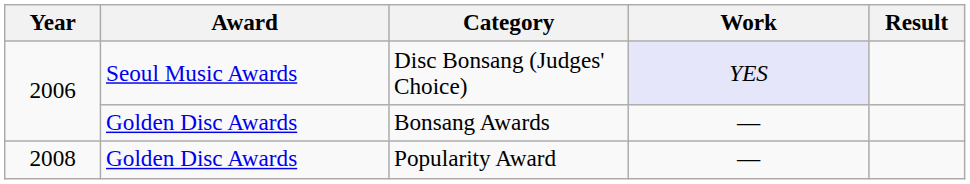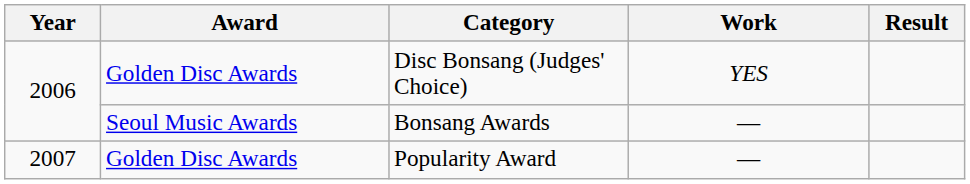(202, 72) Seoul Music Awards -> (202, 72) Golden Disc Awards
(749, 72) lavender background -> (749, 72) no background
(202, 122) Golden Disc Awards -> (202, 122) Seoul Music Awards
(53, 159) 2008 -> (53, 159) 2007
